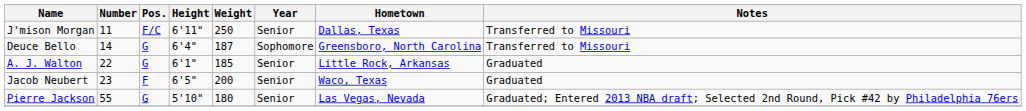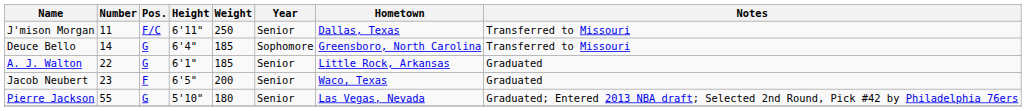(224, 47) 187 -> (224, 47) 185
